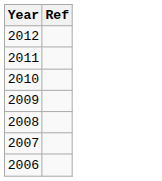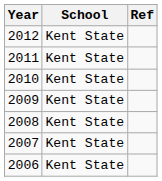+ column: (85, 15)
